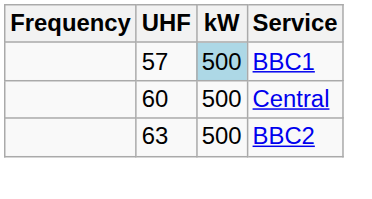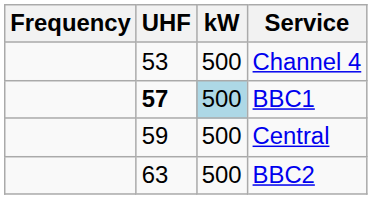+ row: (307, 61)
(155, 61) normal -> (155, 99) bold
(155, 99) 60 -> (155, 136) 59
